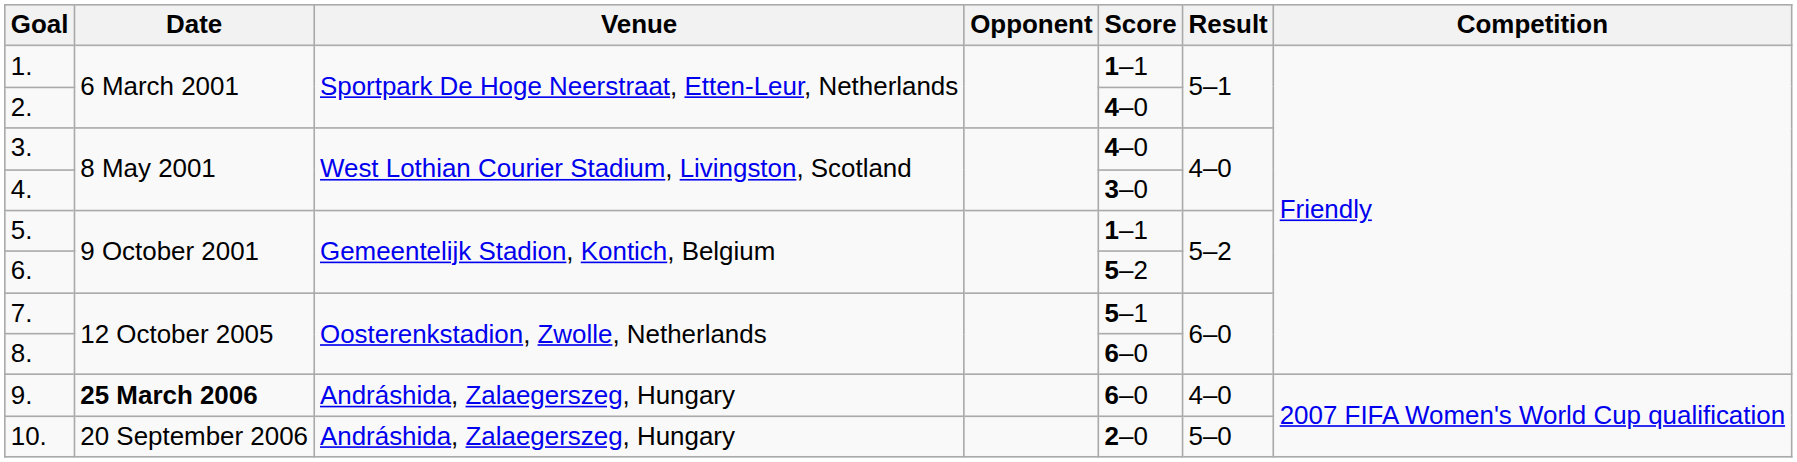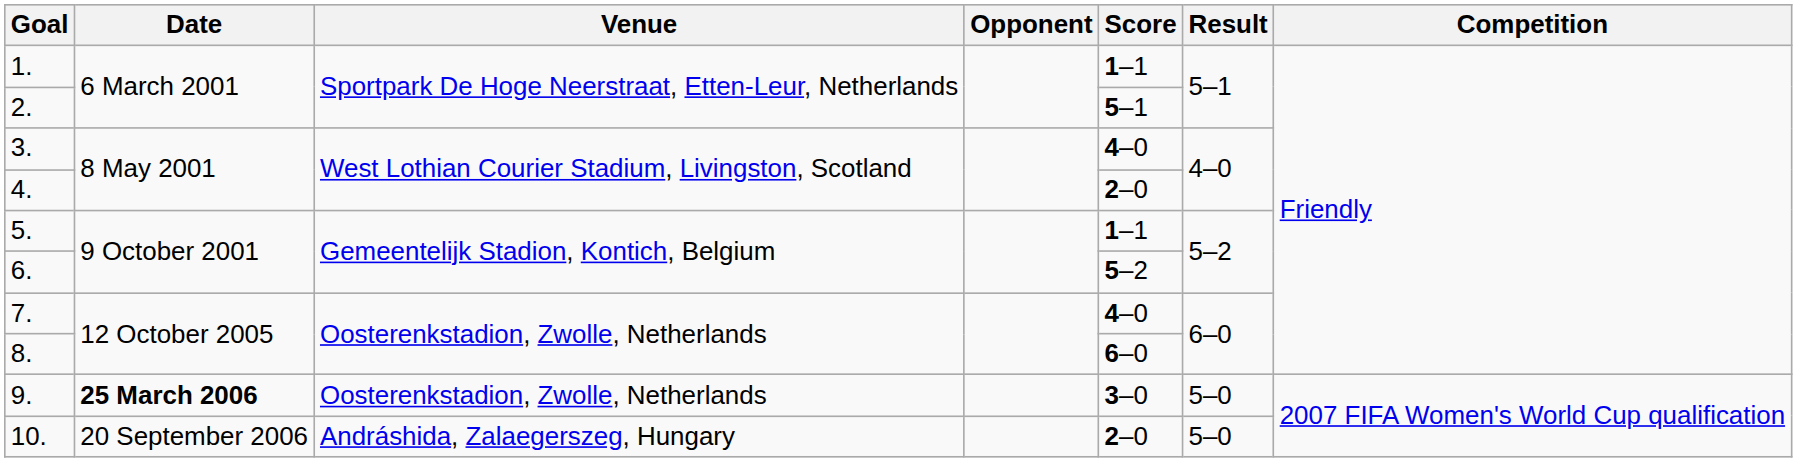(1126, 107) 4–0 -> (1126, 107) 5–1
(1126, 189) 3–0 -> (1126, 189) 2–0
(1126, 312) 5–1 -> (1126, 312) 4–0
(527, 395) Andráshida, Zalaegerszeg, Hungary -> (543, 395) Oosterenkstadion, Zwolle, Netherlands
(1126, 395) 6–0 -> (1126, 395) 3–0
(1210, 395) 4–0 -> (1210, 395) 5–0
